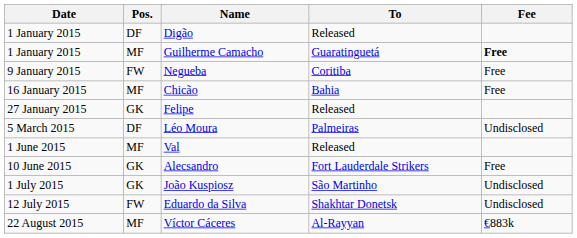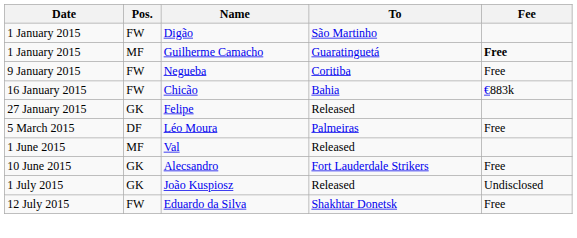(134, 33) DF -> (135, 33) FW
(333, 33) Released -> (344, 33) São Martinho
(135, 90) MF -> (135, 90) FW
(495, 90) Free -> (499, 90) €883k
(514, 128) Undisclosed -> (495, 128) Free
(344, 185) São Martinho -> (333, 185) Released
(514, 204) Undisclosed -> (495, 204) Free
- row: (199, 223)
